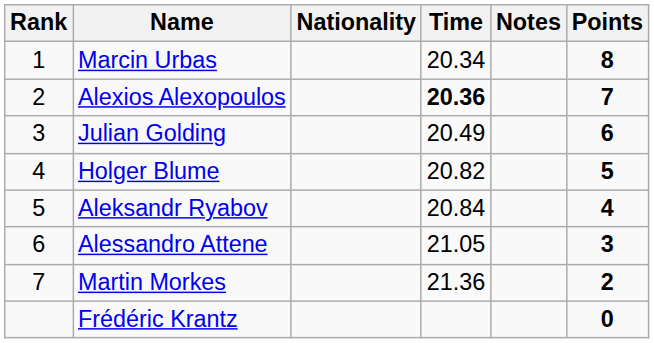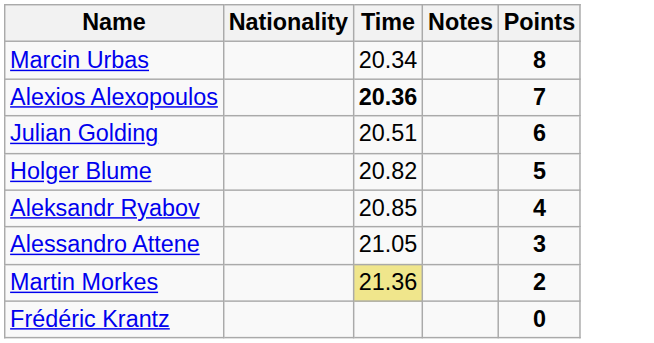- column: (39, 23)
(456, 134) 20.49 -> (388, 134) 20.51
(456, 208) 20.84 -> (388, 208) 20.85
(456, 282) no background -> (388, 282) khaki background
